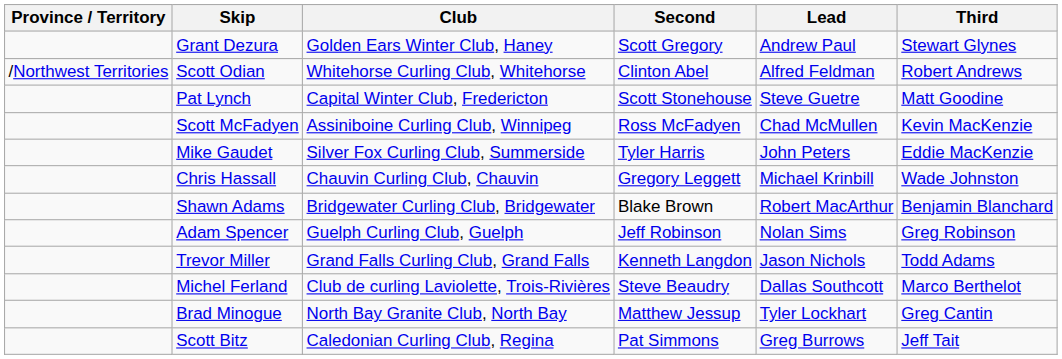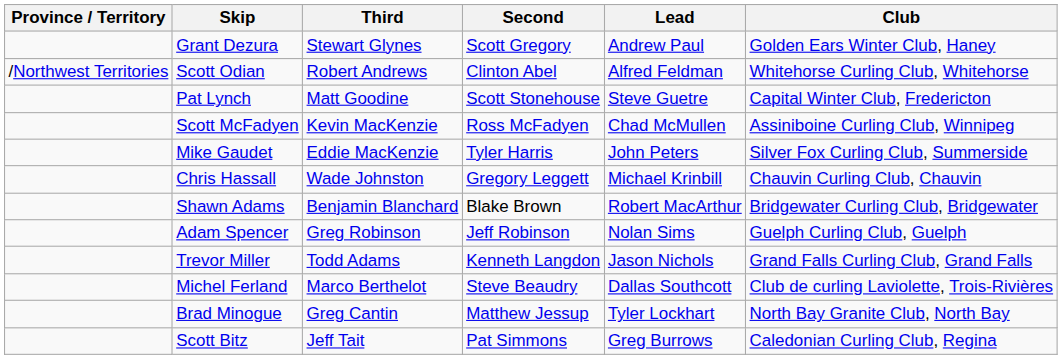columns swapped: (977, 17) <-> (458, 17)
